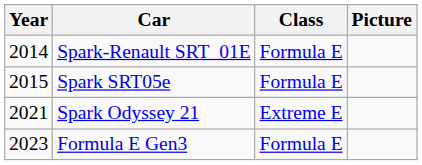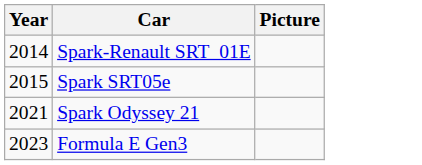- column: (301, 19)
